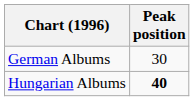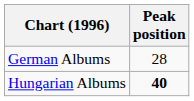(159, 58) 30 -> (159, 58) 28
